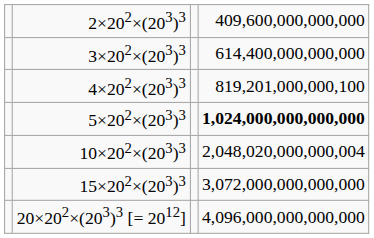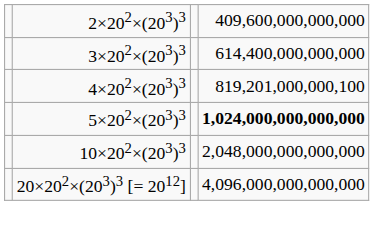(283, 151) 2,048,020,000,000,004 -> (283, 151) 2,048,000,000,000,000
- row: (133, 184)
